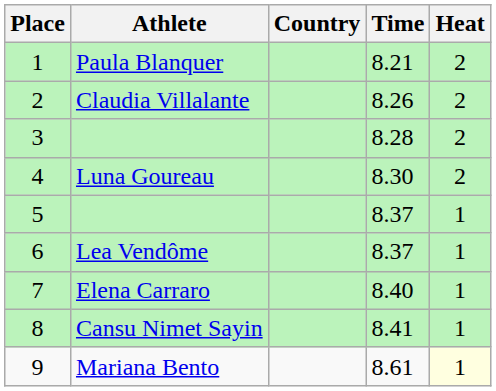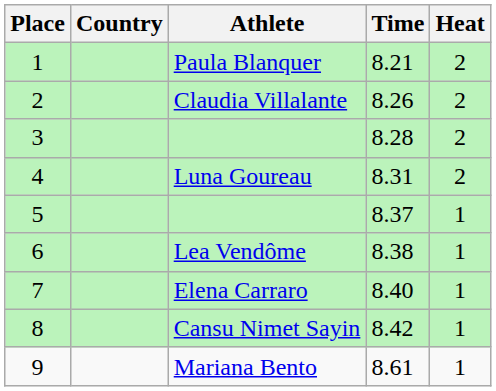columns swapped: (169, 23) <-> (317, 23)
(392, 175) 8.30 -> (392, 175) 8.31
(392, 251) 8.37 -> (392, 251) 8.38
(392, 328) 8.41 -> (392, 328) 8.42
(460, 366) lightyellow background -> (460, 366) no background
